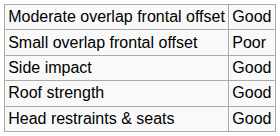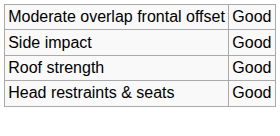- row: (103, 42)
